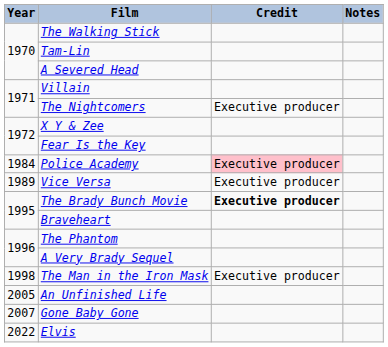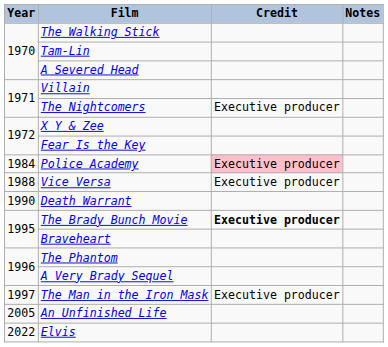(21, 183) 1989 -> (21, 183) 1988
+ row: (86, 202)
(21, 277) 1998 -> (21, 295) 1997
- row: (90, 314)
